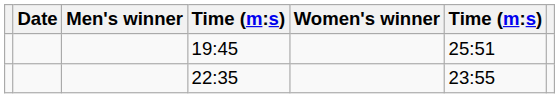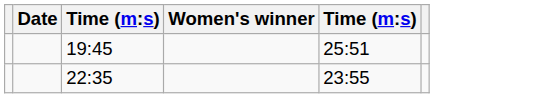- column: (125, 19)
